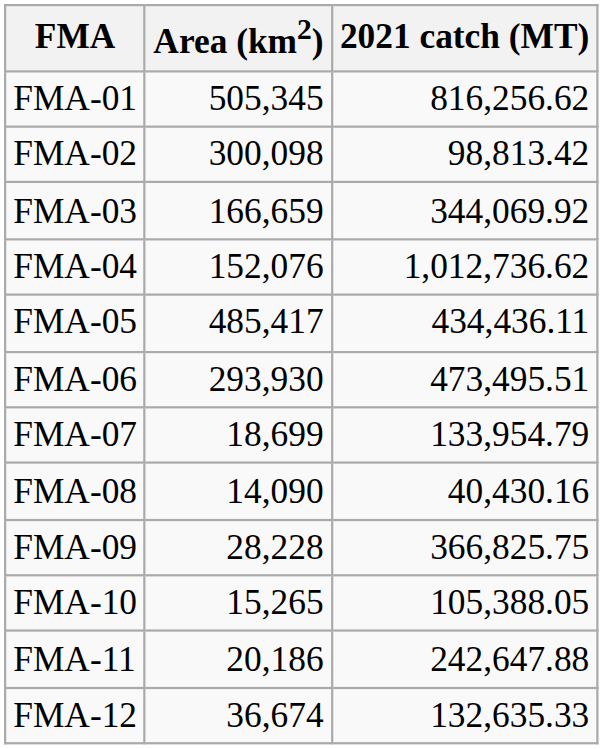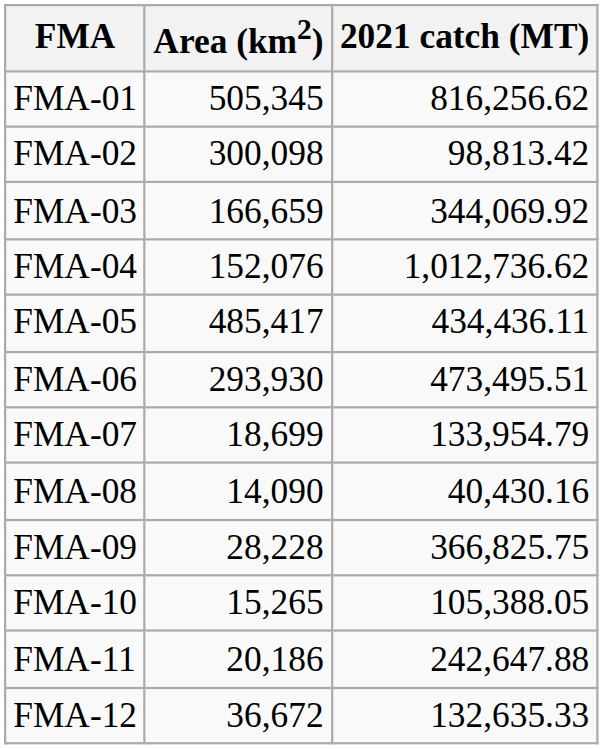(275, 715) 36,674 -> (275, 715) 36,672
